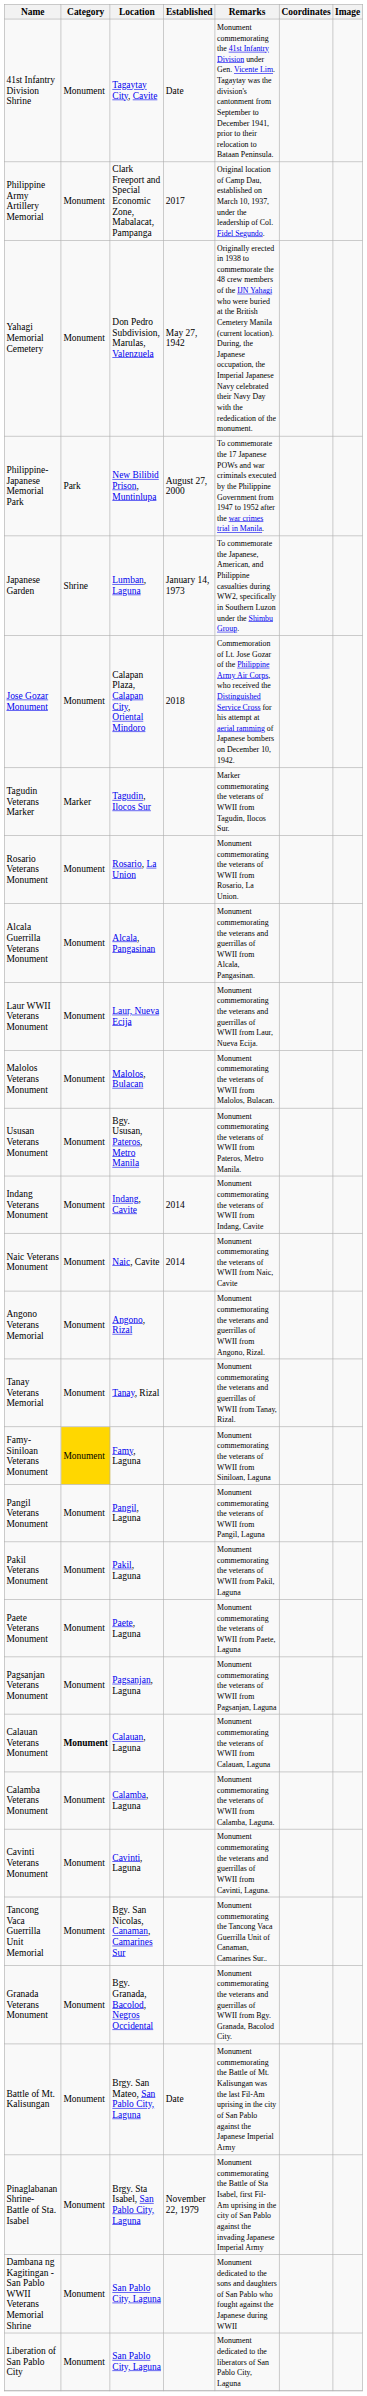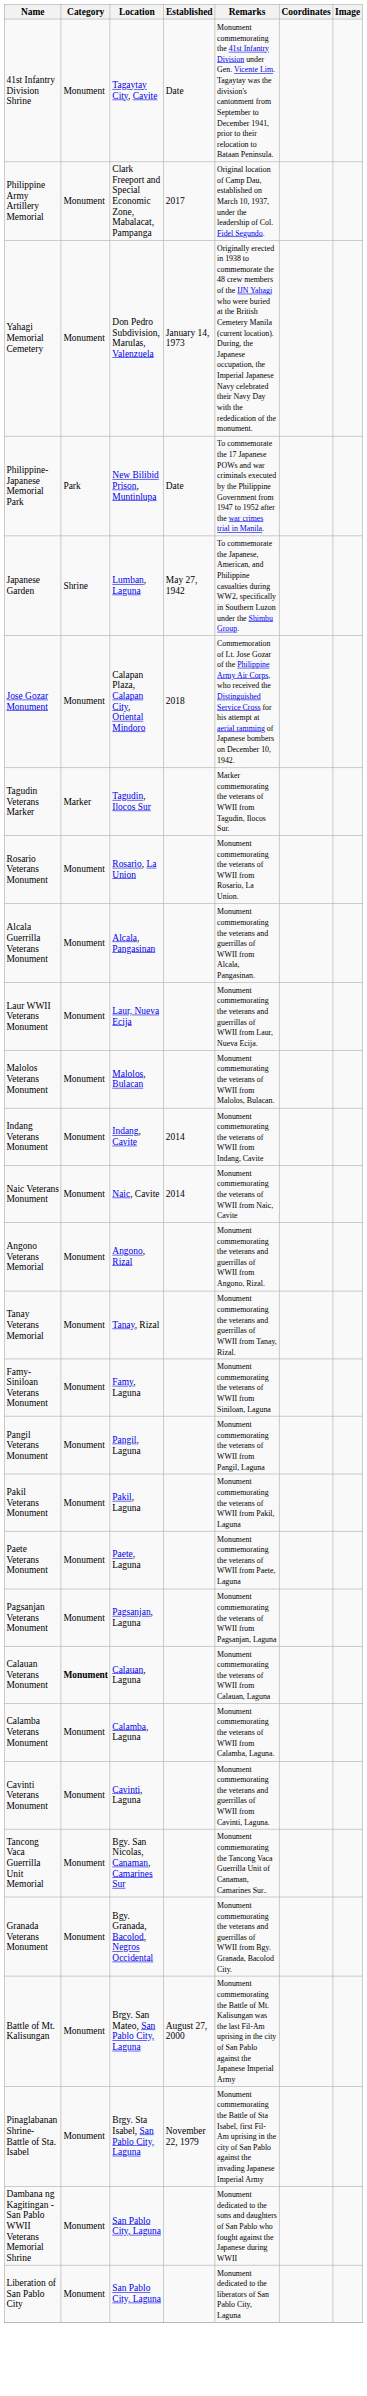(182, 338) May 27, 1942 -> (188, 338) January 14, 1973
(187, 486) August 27, 2000 -> (175, 486) Date
(188, 585) January 14, 1973 -> (182, 585) May 27, 1942
- row: (27, 1142)
(84, 1455) gold background -> (84, 1387) no background
(175, 2099) Date -> (187, 2031) August 27, 2000
